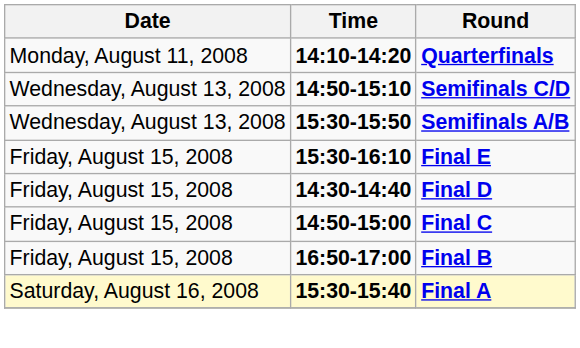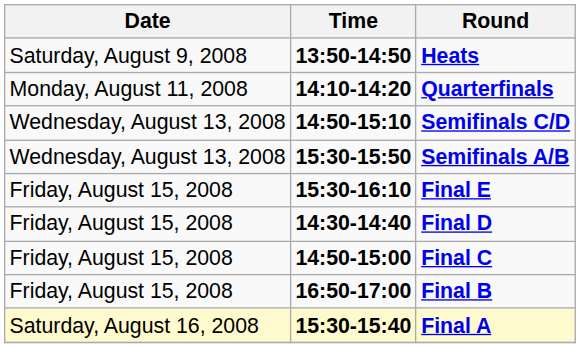+ row: (450, 55)
